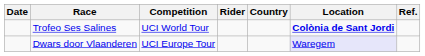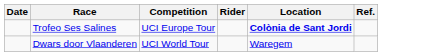- column: (269, 12)
(175, 28) UCI World Tour -> (178, 28) UCI Europe Tour
(178, 43) UCI Europe Tour -> (175, 43) UCI World Tour
(314, 43) lavender background -> (271, 43) no background
